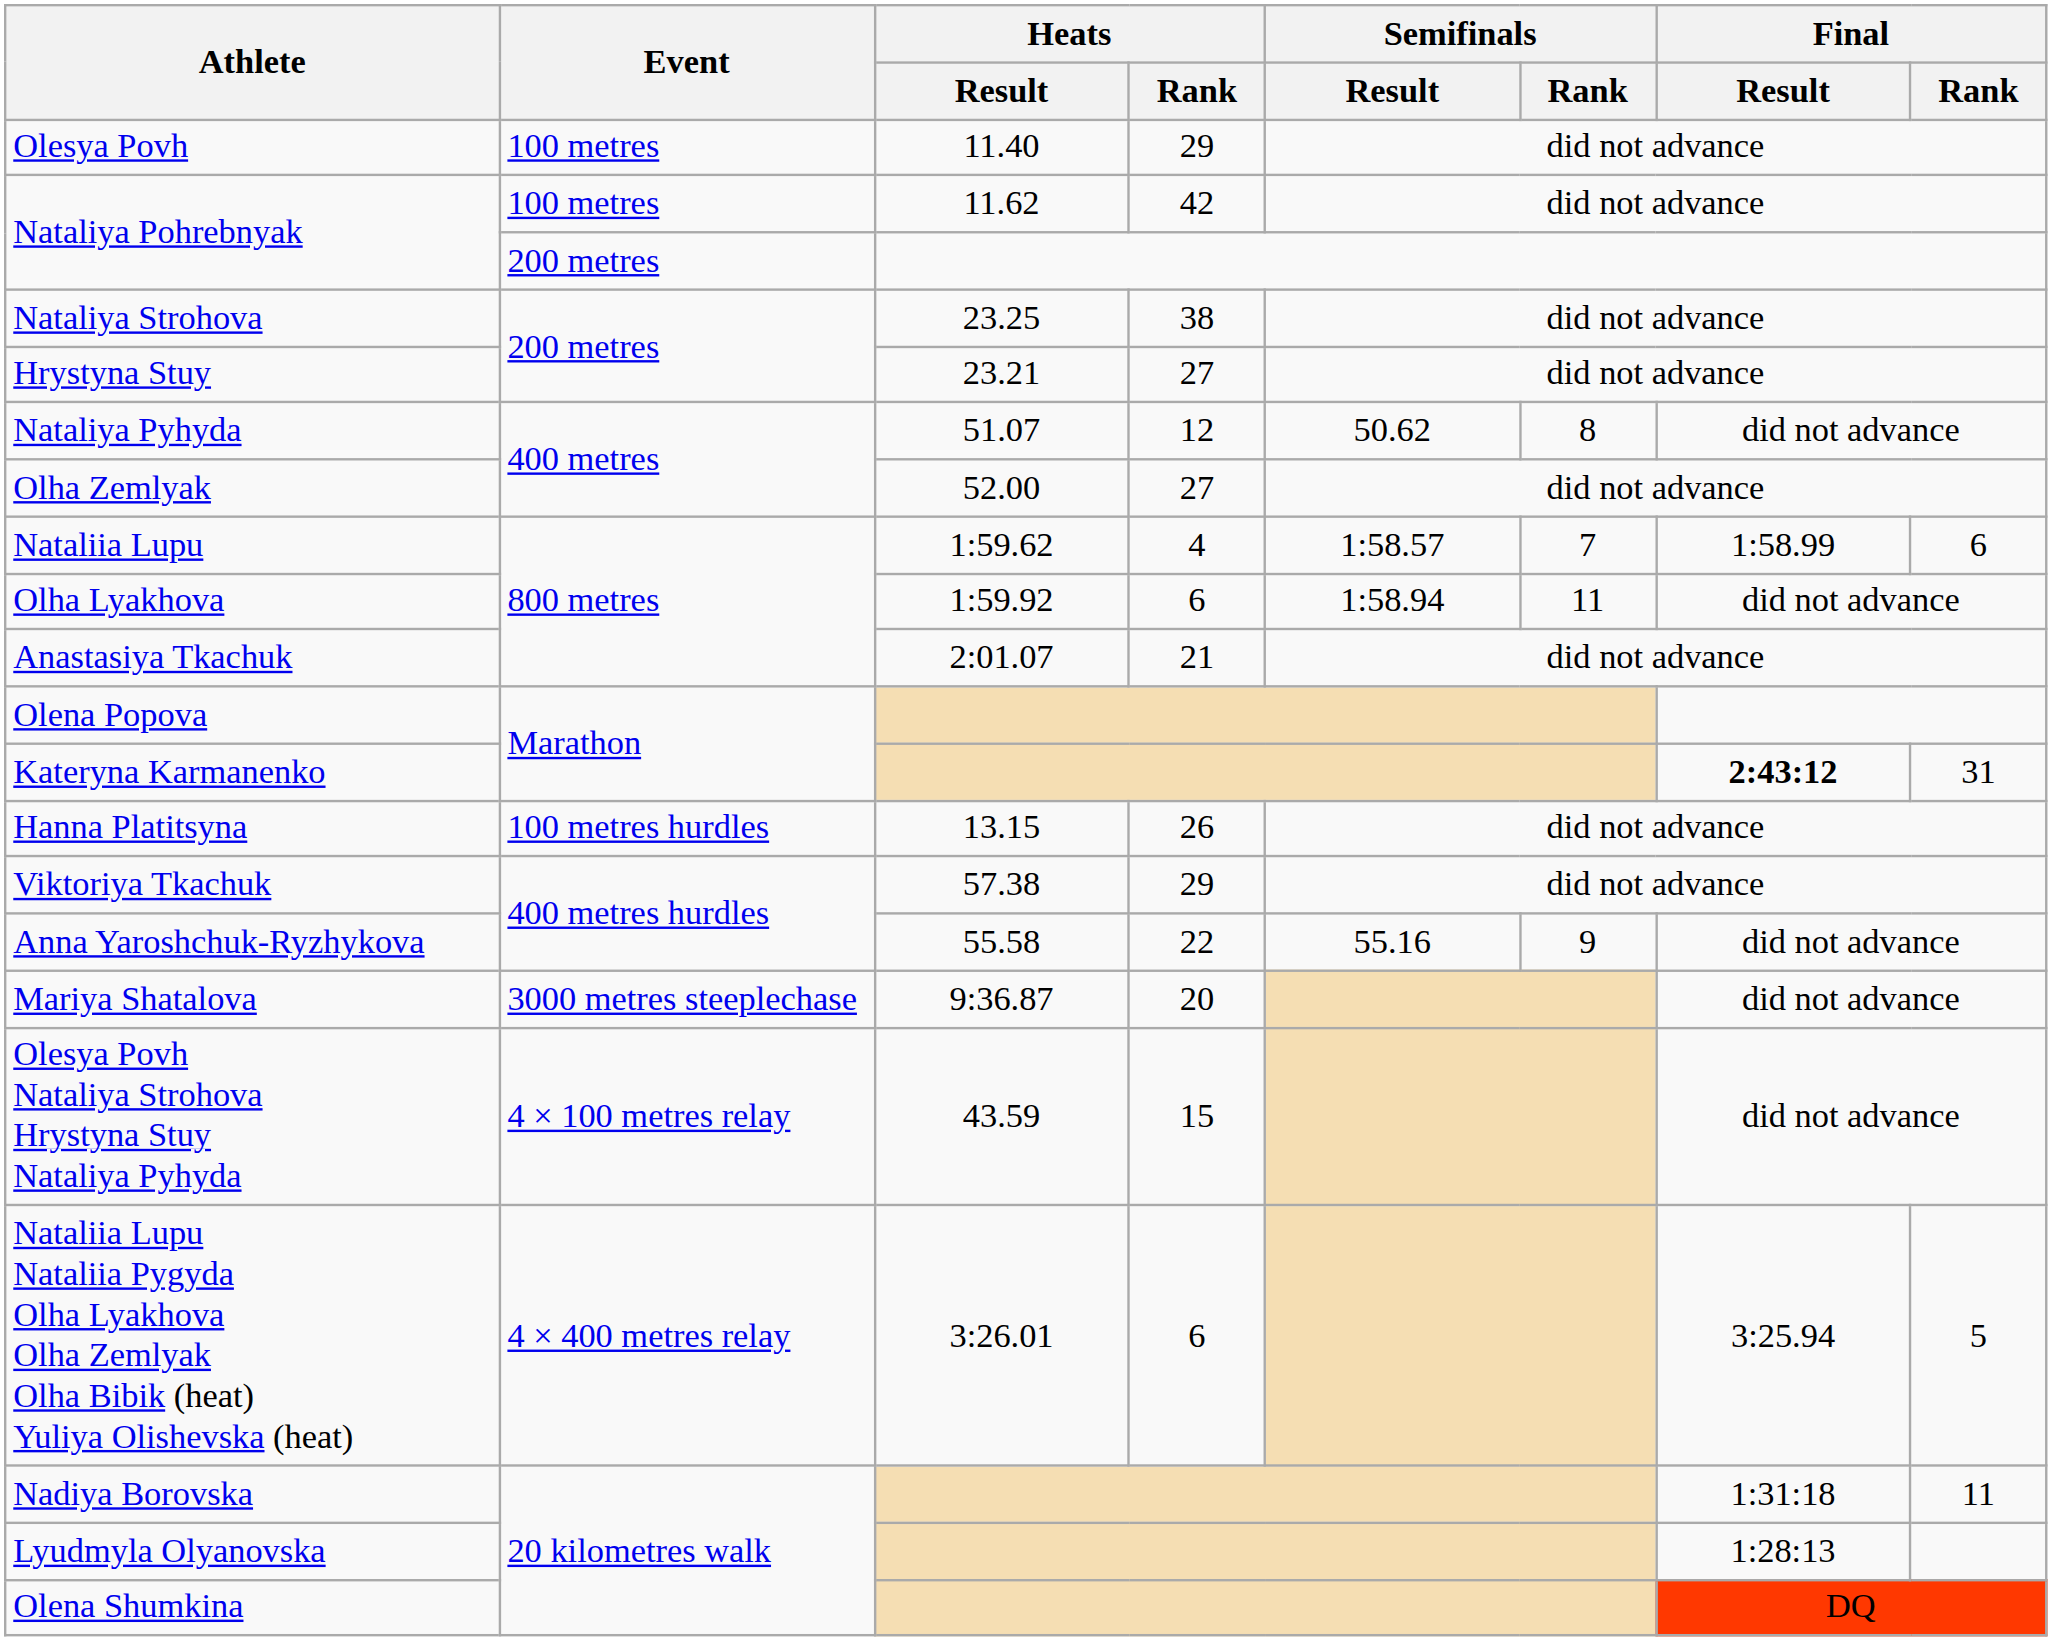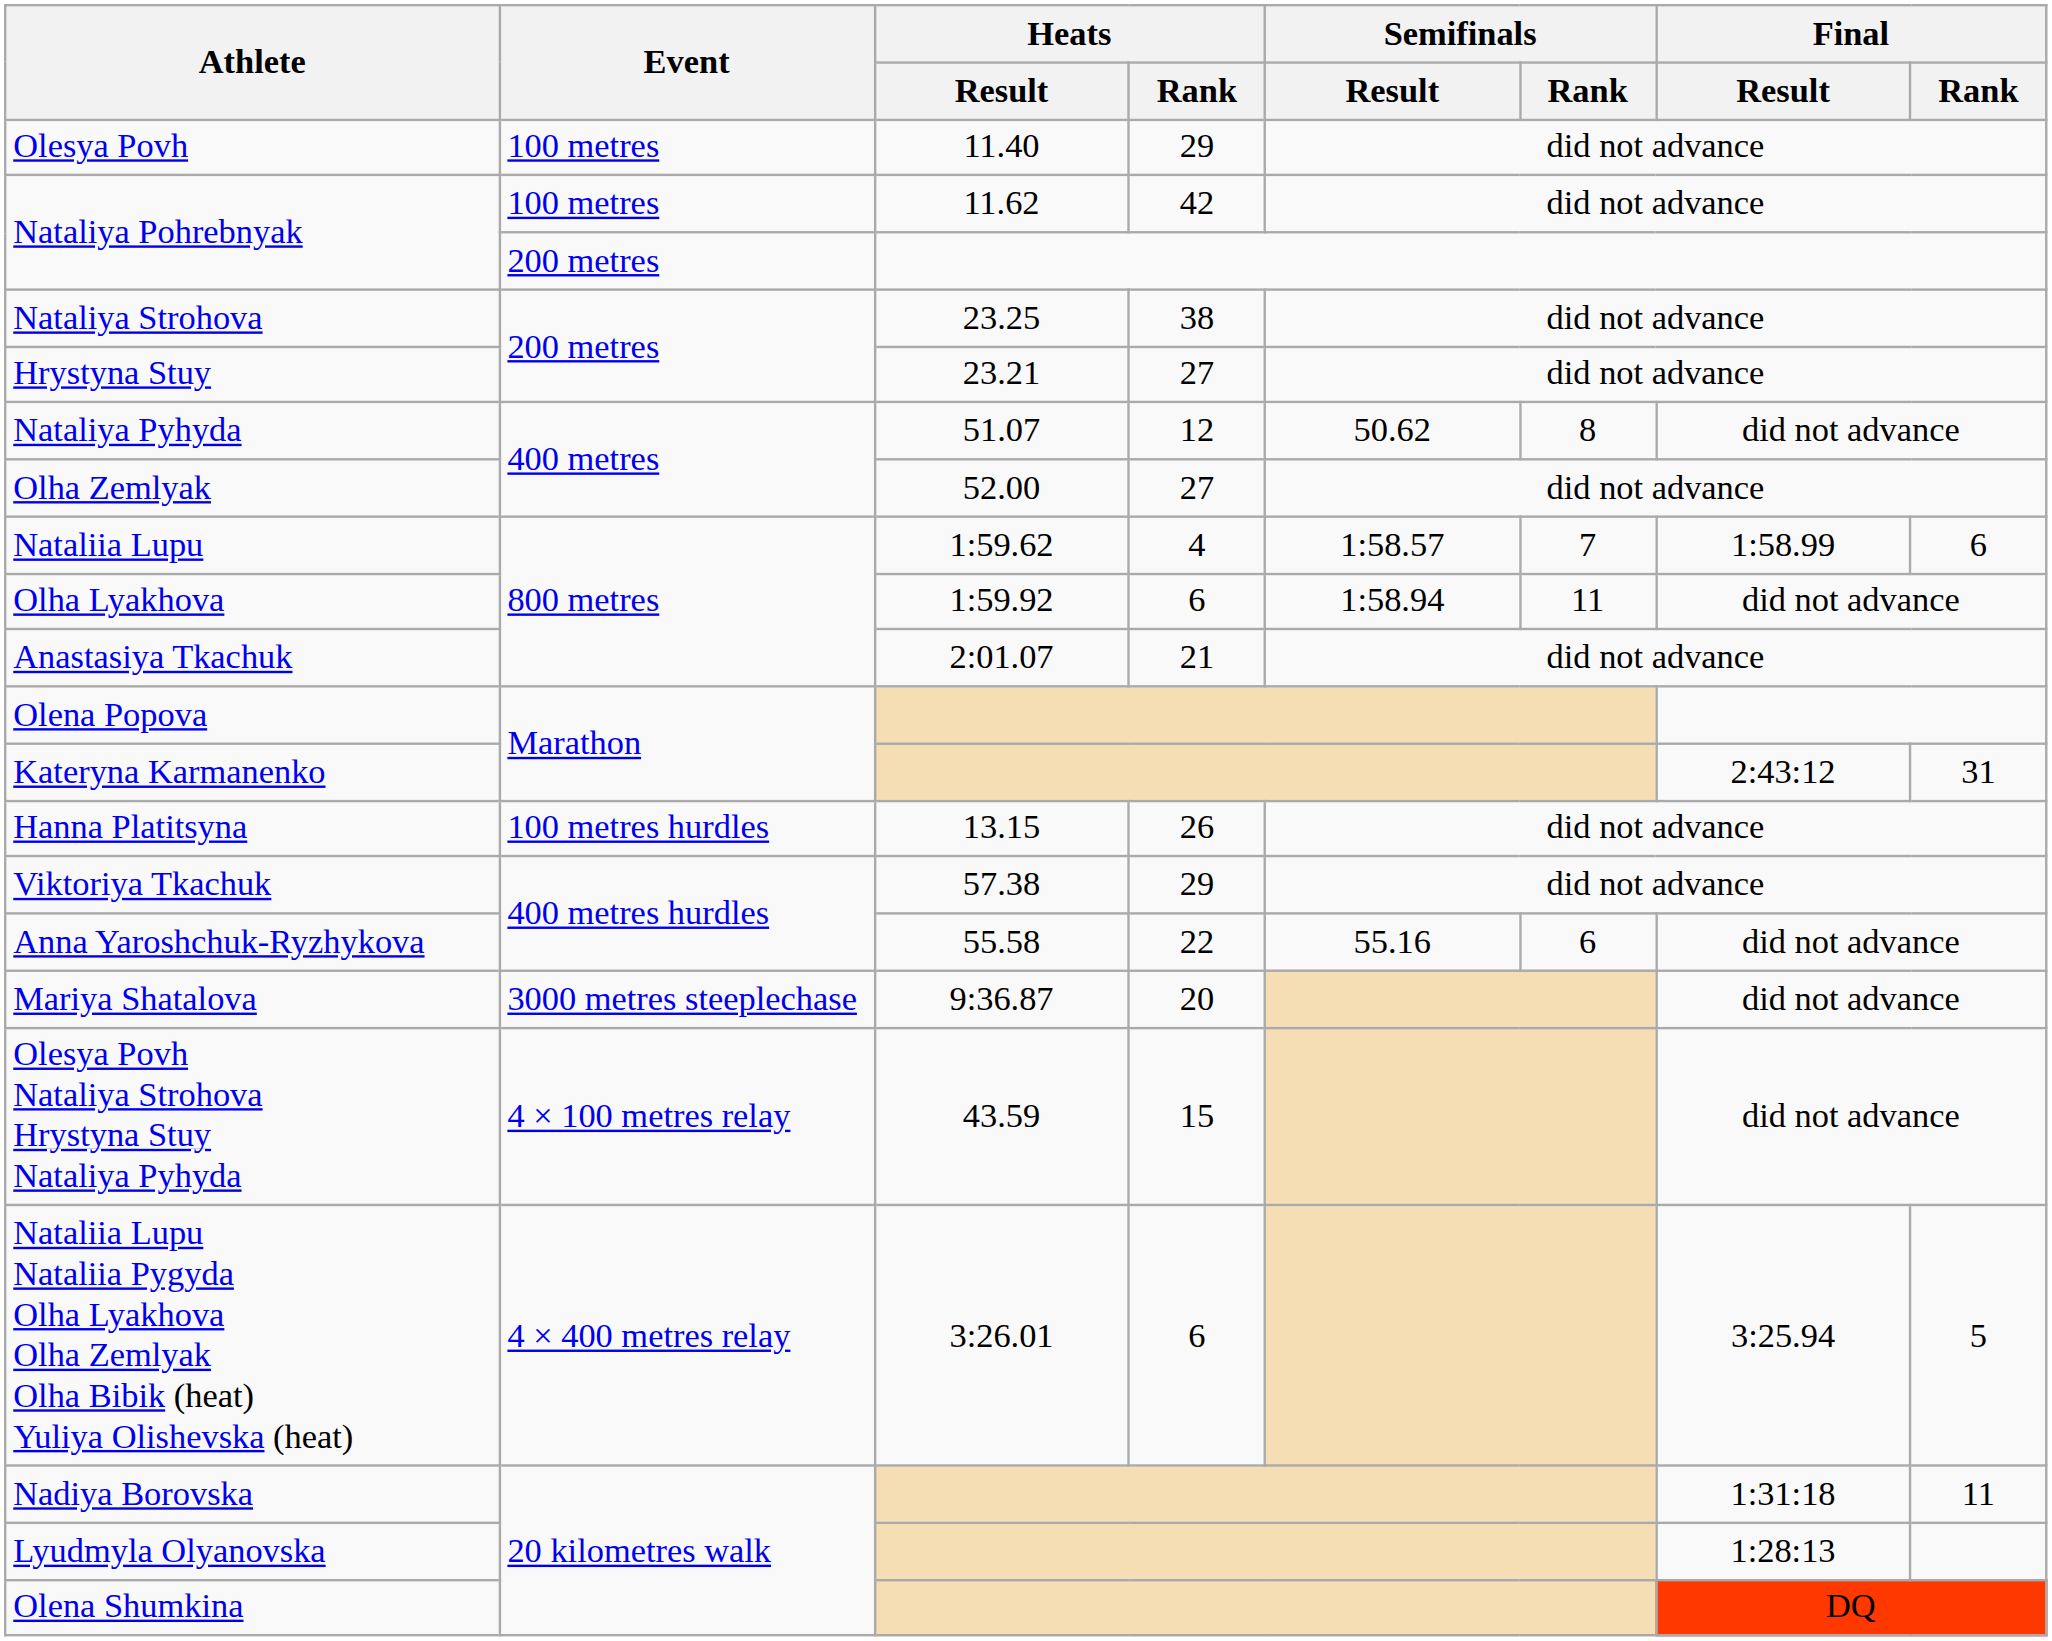(1783, 771) bold -> (1783, 771) normal
(1588, 941) 9 -> (1588, 941) 6
